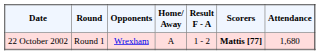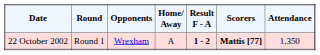(202, 41) normal -> (202, 41) bold
(290, 41) 1,680 -> (290, 41) 1,350
